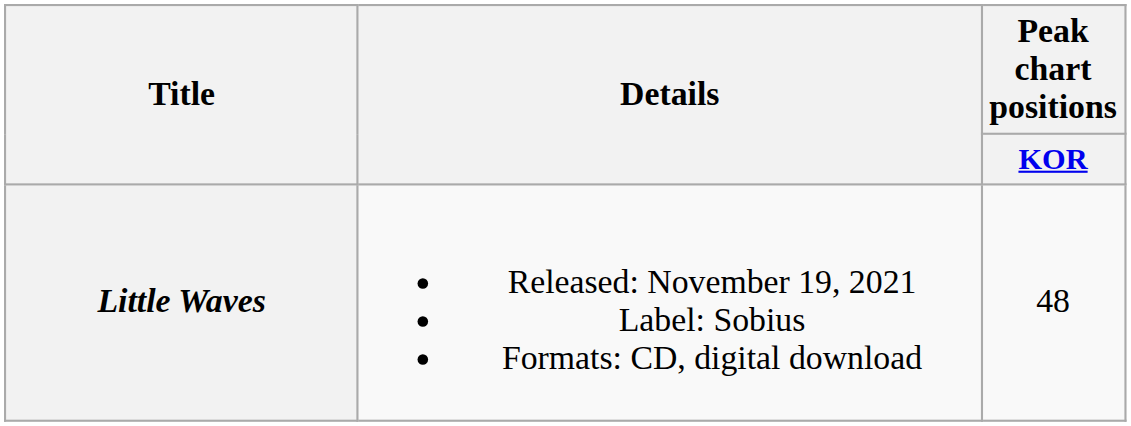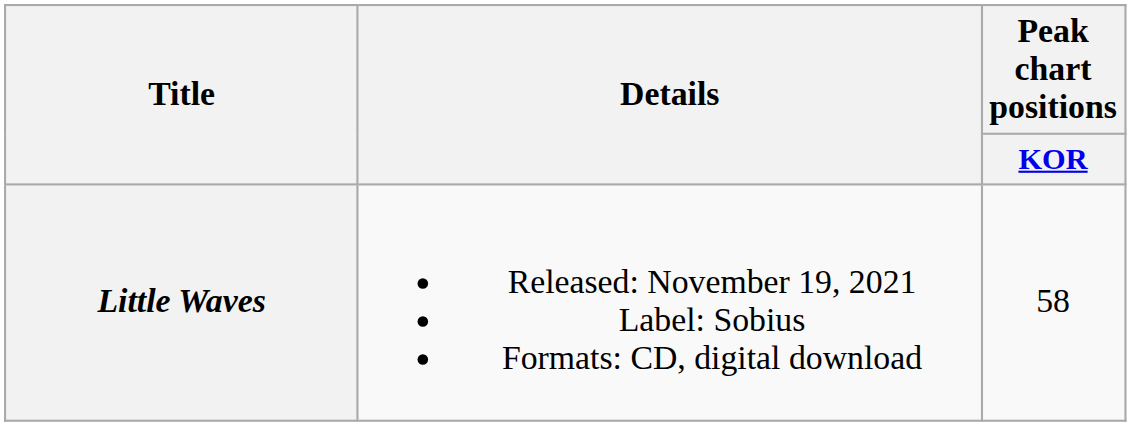(1053, 301) 48 -> (1053, 301) 58
